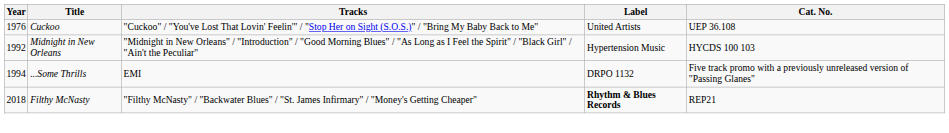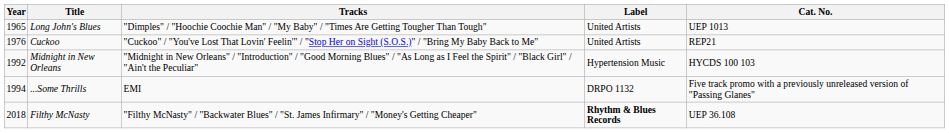+ row: (65, 27)
(712, 27) UEP 36.108 -> (702, 42) REP21
(702, 100) REP21 -> (712, 115) UEP 36.108
